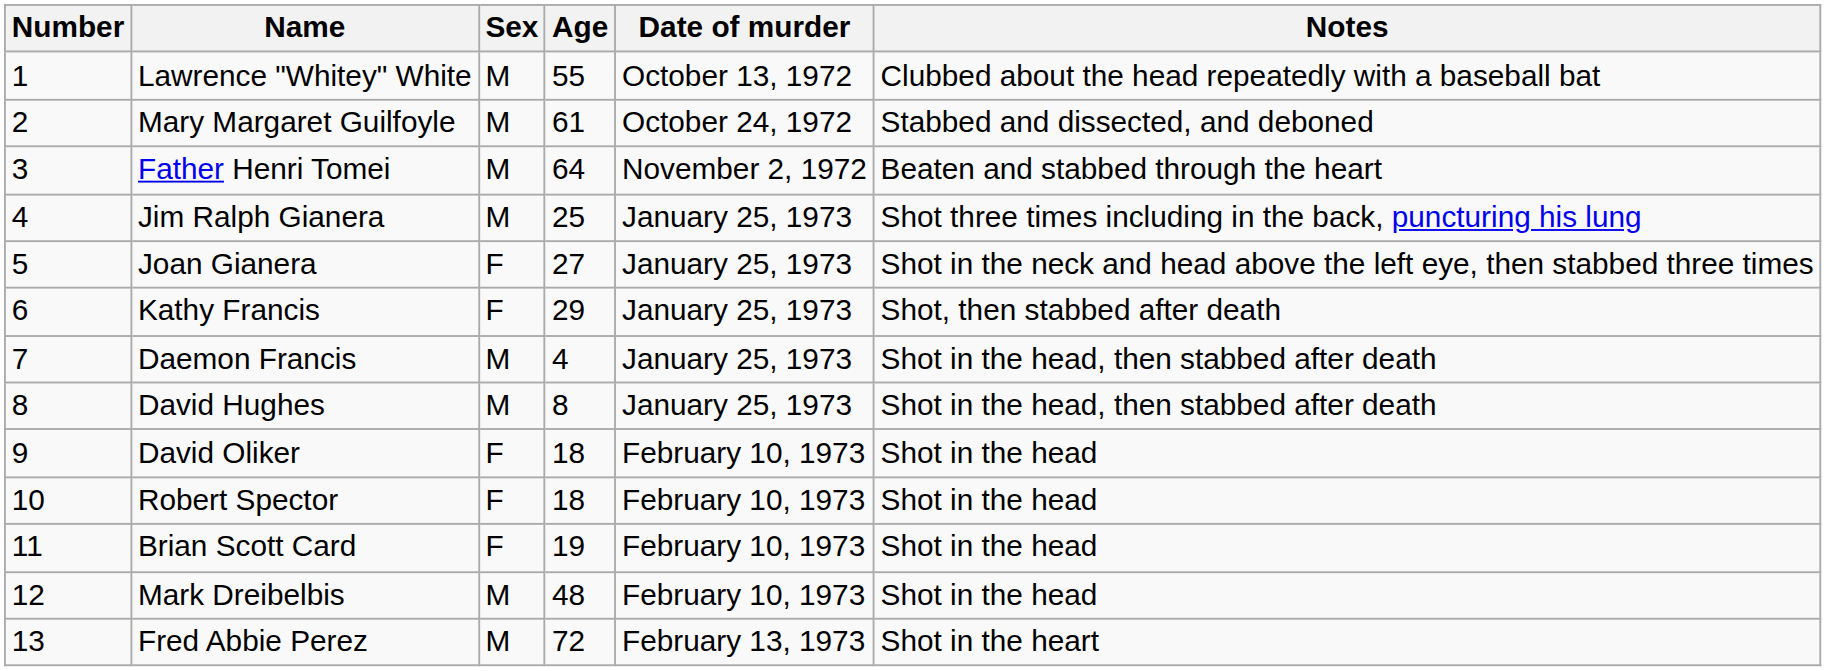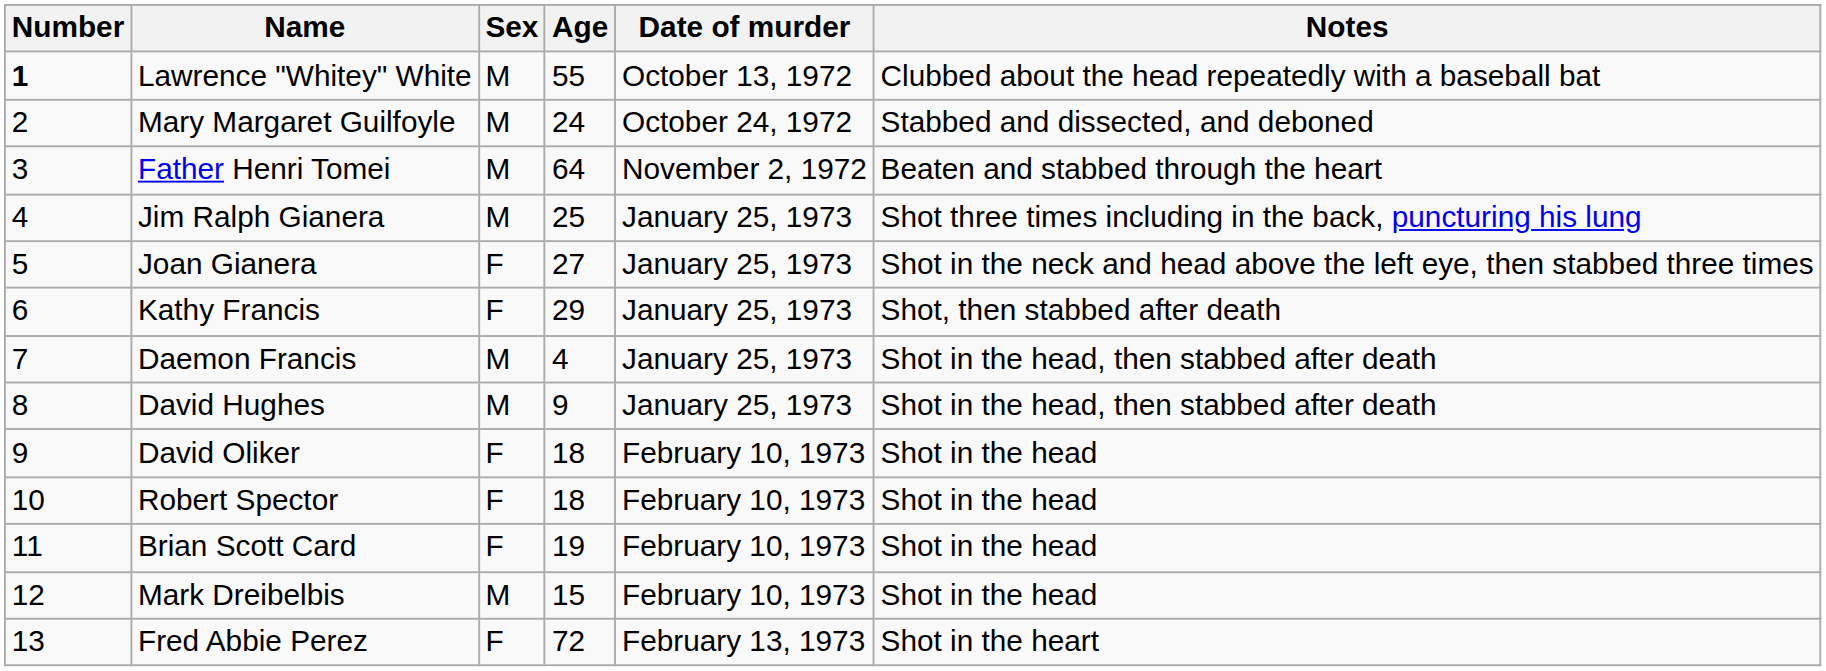(20, 75) normal -> (20, 75) bold
(569, 122) 61 -> (569, 122) 24
(560, 405) 8 -> (560, 405) 9
(569, 594) 48 -> (569, 594) 15
(498, 641) M -> (494, 641) F
